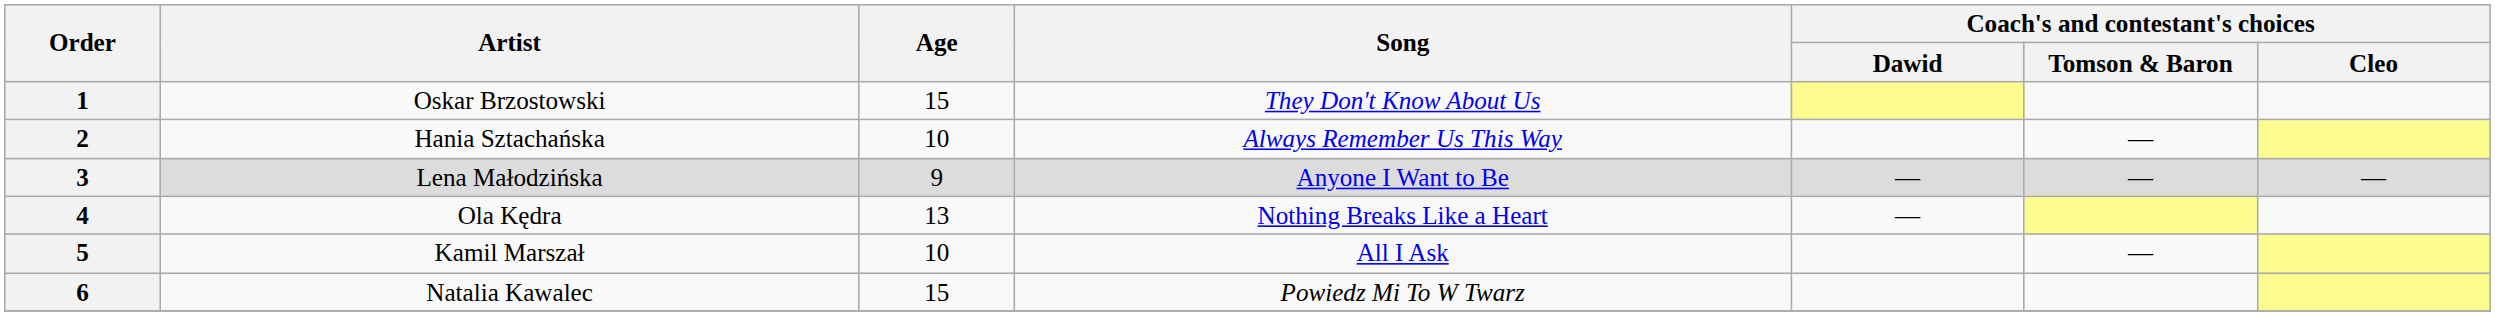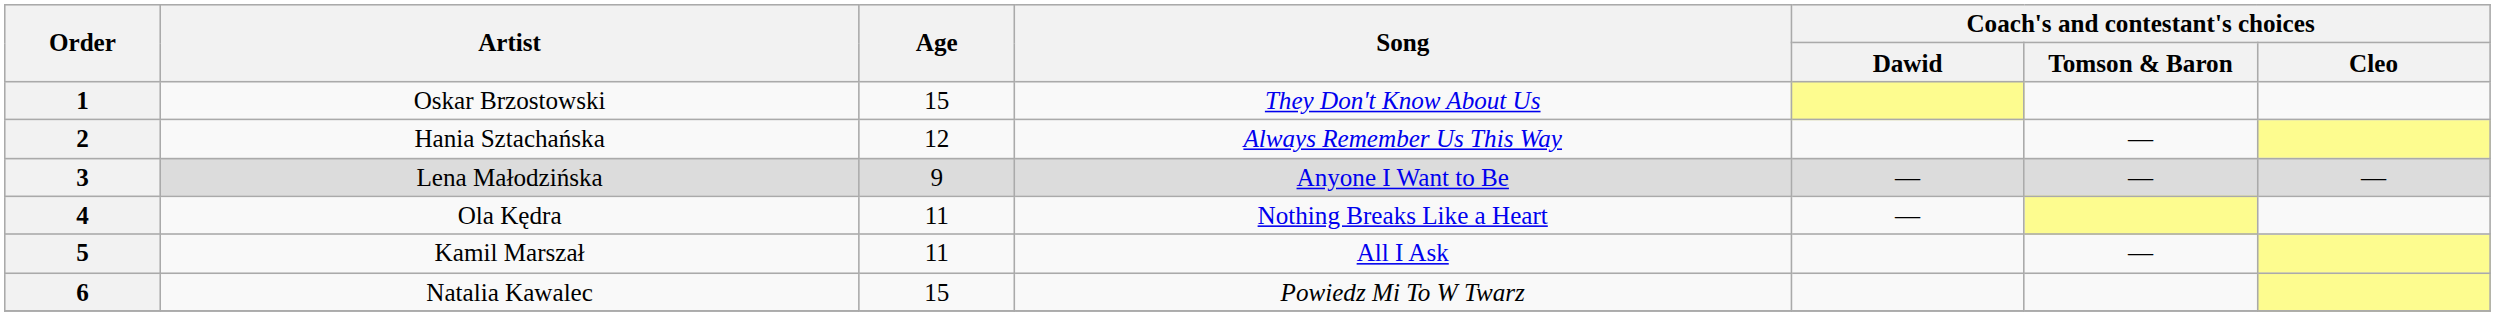(937, 139) 10 -> (937, 139) 12
(937, 215) 13 -> (937, 215) 11
(937, 254) 10 -> (937, 254) 11
